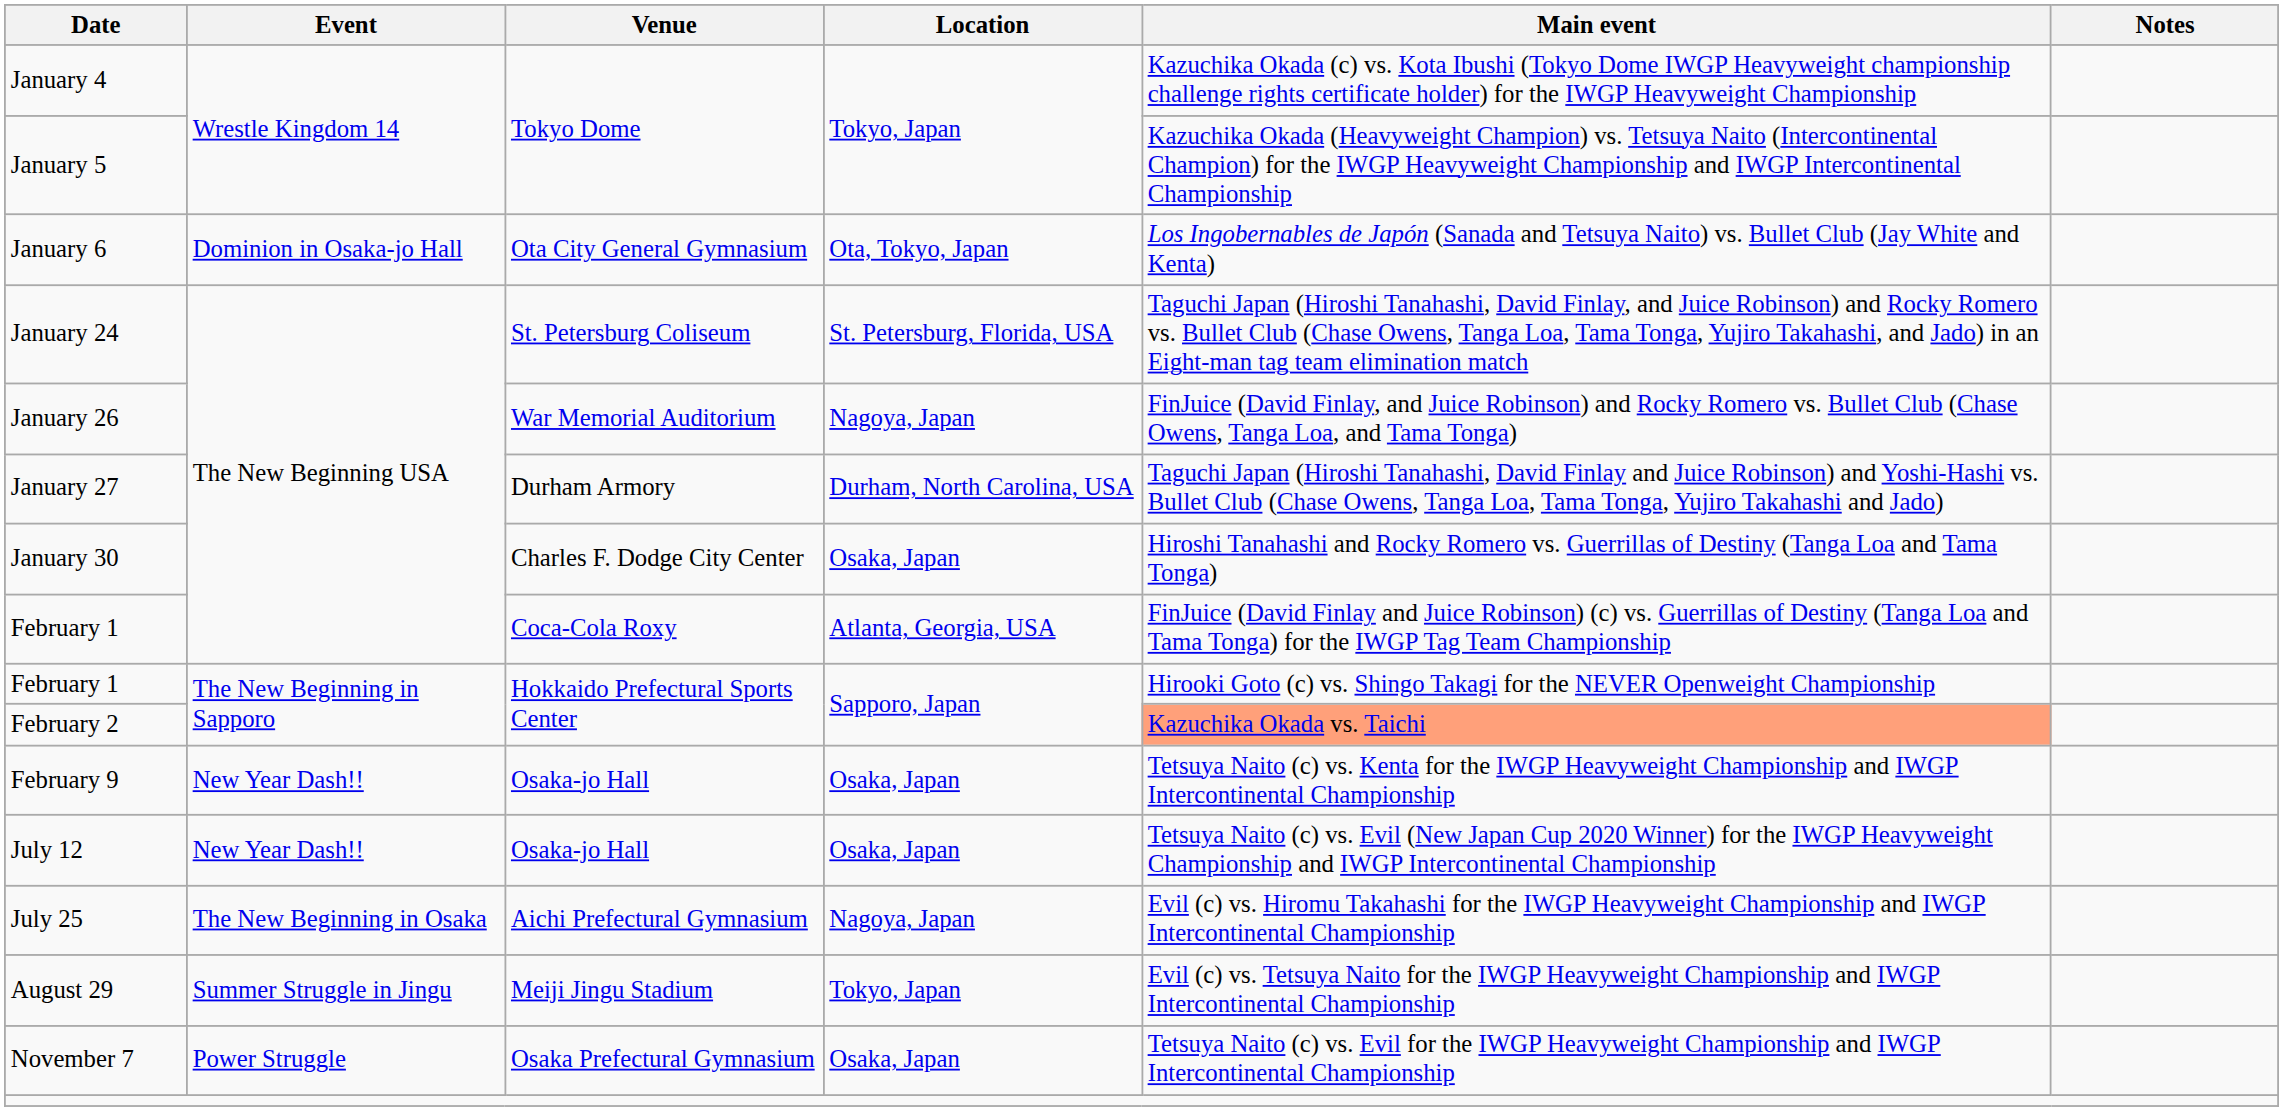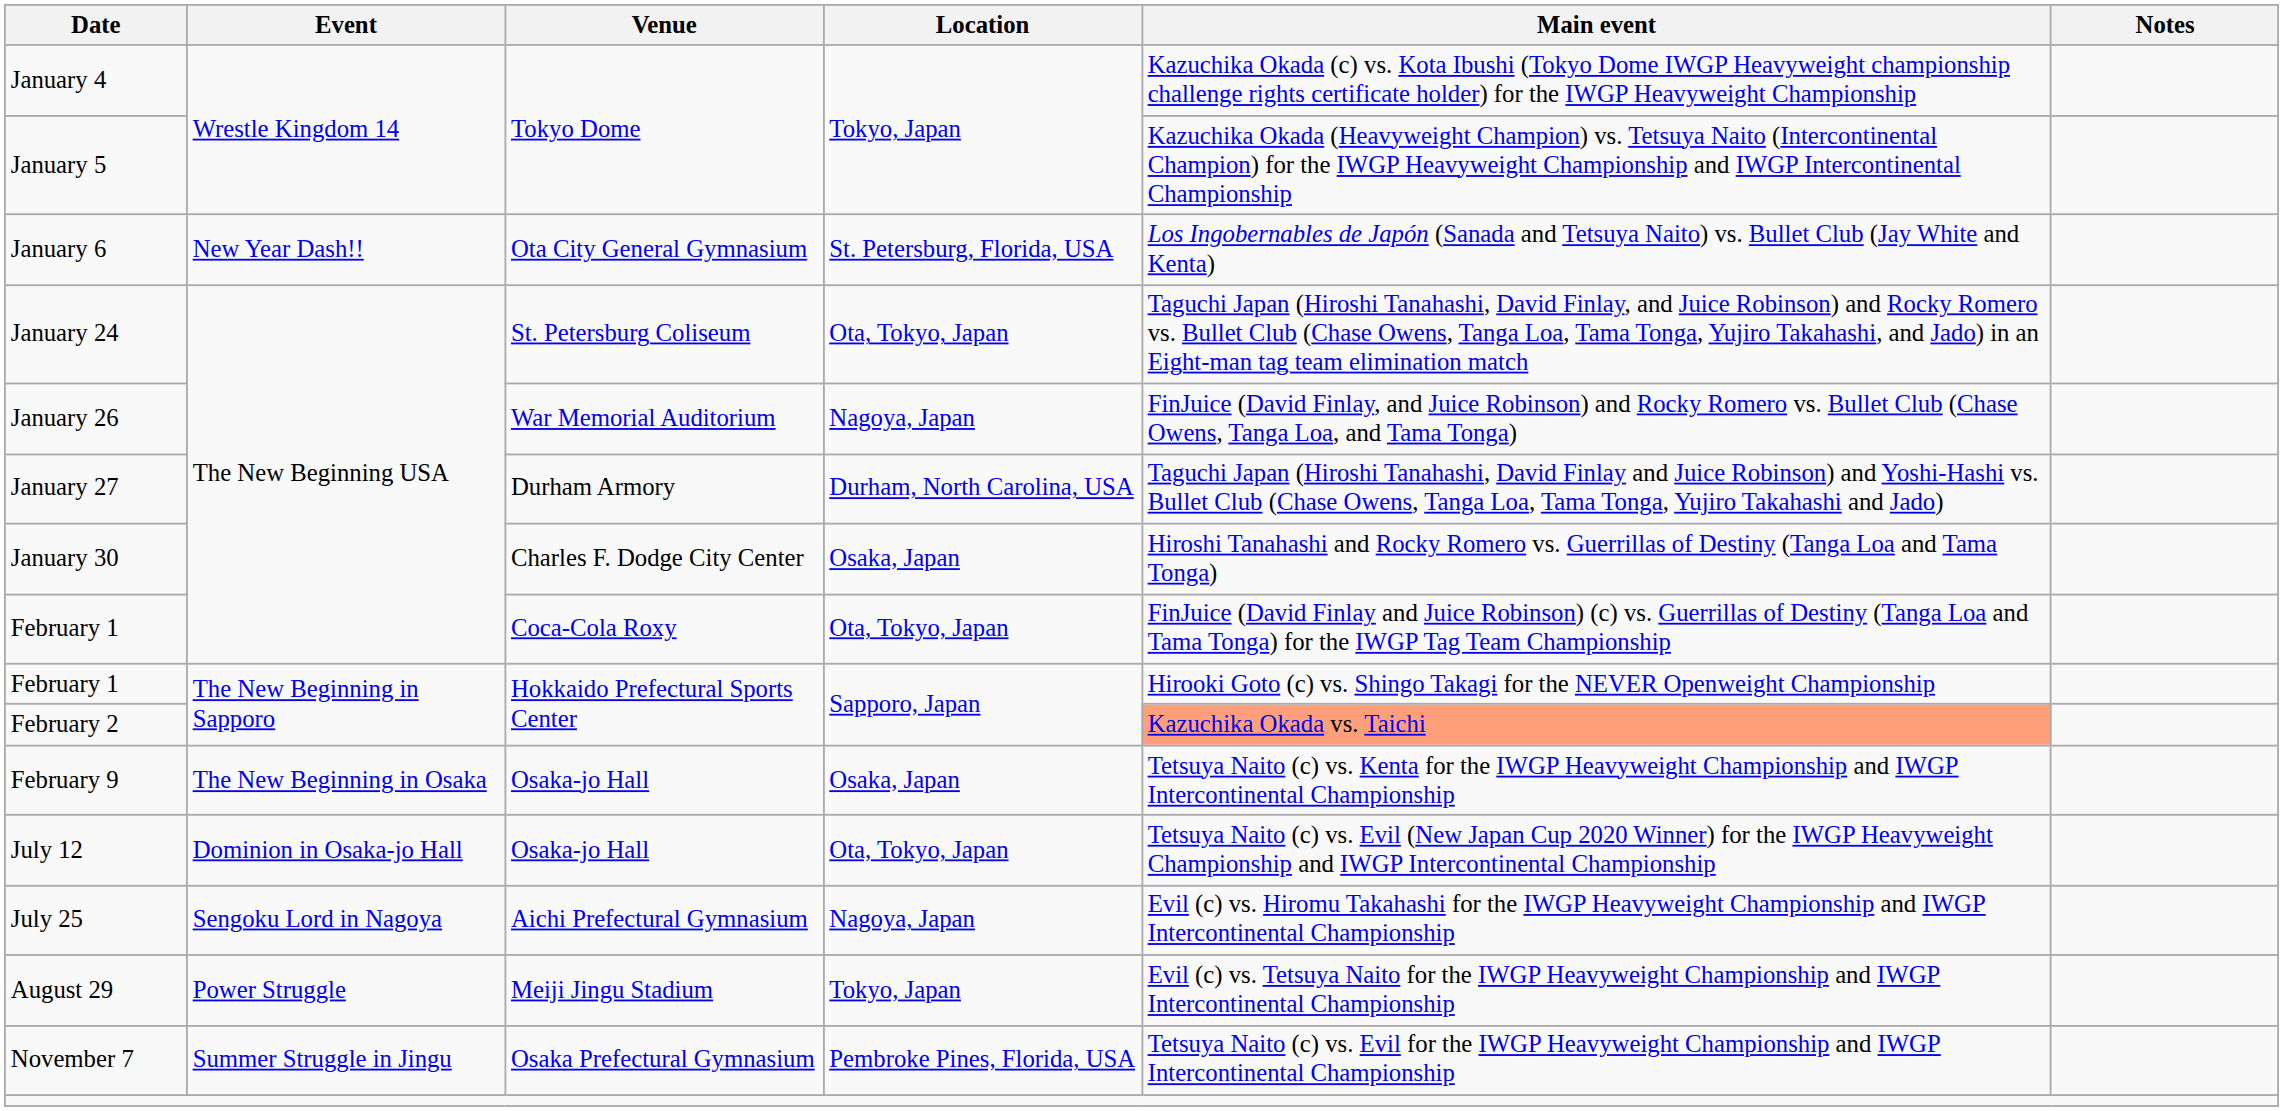(328, 248) Dominion in Osaka-jo Hall -> (278, 248) New Year Dash!!
(919, 248) Ota, Tokyo, Japan -> (971, 248) St. Petersburg, Florida, USA
(971, 333) St. Petersburg, Florida, USA -> (919, 333) Ota, Tokyo, Japan
(942, 627) Atlanta, Georgia, USA -> (919, 627) Ota, Tokyo, Japan
(278, 779) New Year Dash!! -> (340, 779) The New Beginning in Osaka
(278, 849) New Year Dash!! -> (328, 849) Dominion in Osaka-jo Hall
(895, 849) Osaka, Japan -> (919, 849) Ota, Tokyo, Japan
(340, 919) The New Beginning in Osaka -> (317, 919) Sengoku Lord in Nagoya
(322, 989) Summer Struggle in Jingu -> (269, 989) Power Struggle
(269, 1059) Power Struggle -> (322, 1059) Summer Struggle in Jingu
(895, 1059) Osaka, Japan -> (982, 1059) Pembroke Pines, Florida, USA
